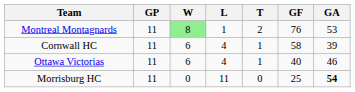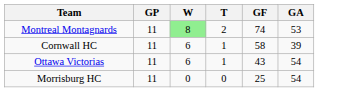- column: (224, 12)
(296, 29) 76 -> (260, 29) 74
(296, 62) 40 -> (260, 62) 43
(332, 62) 46 -> (296, 62) 54
(332, 78) bold -> (296, 78) normal
